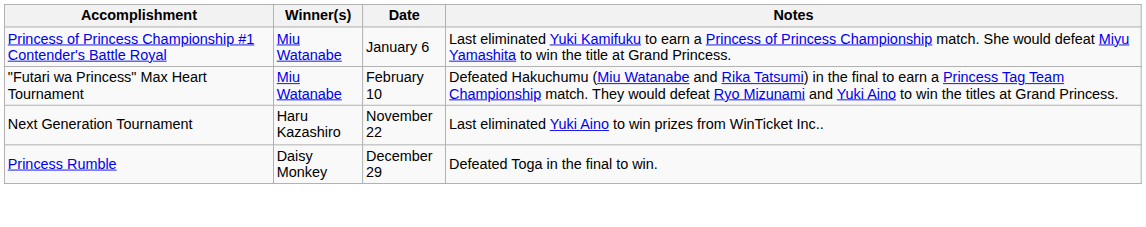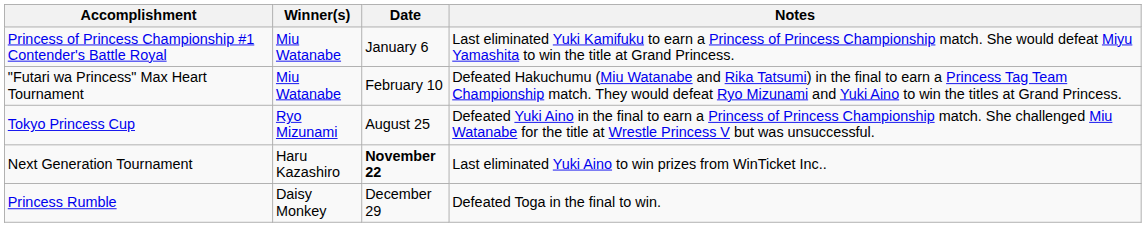+ row: (71, 124)
(399, 124) normal -> (400, 163) bold
